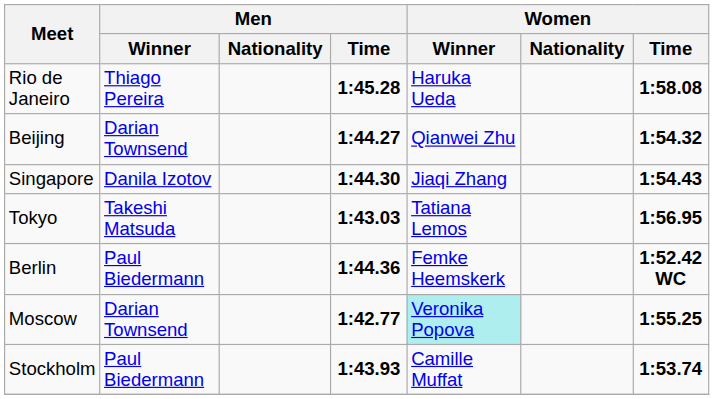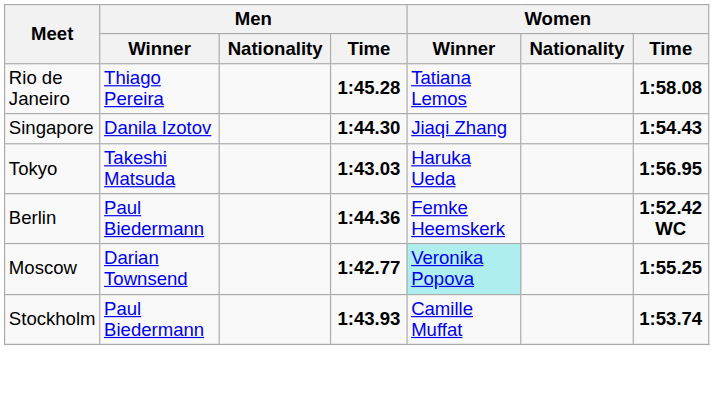(441, 88) Haruka Ueda -> (441, 88) Tatiana Lemos
- row: (37, 138)
(441, 218) Tatiana Lemos -> (441, 168) Haruka Ueda
